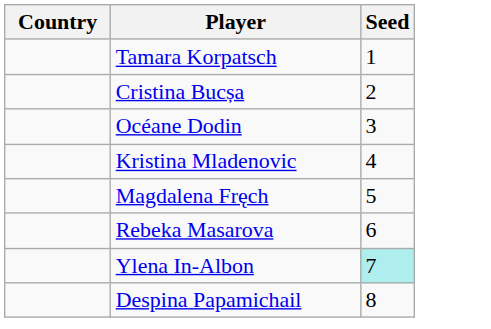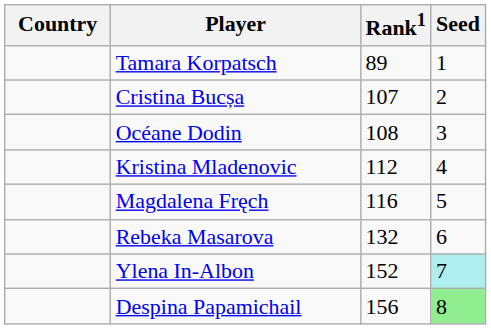+ column: (396, 24)
(371, 299) no background -> (442, 305) lightgreen background
